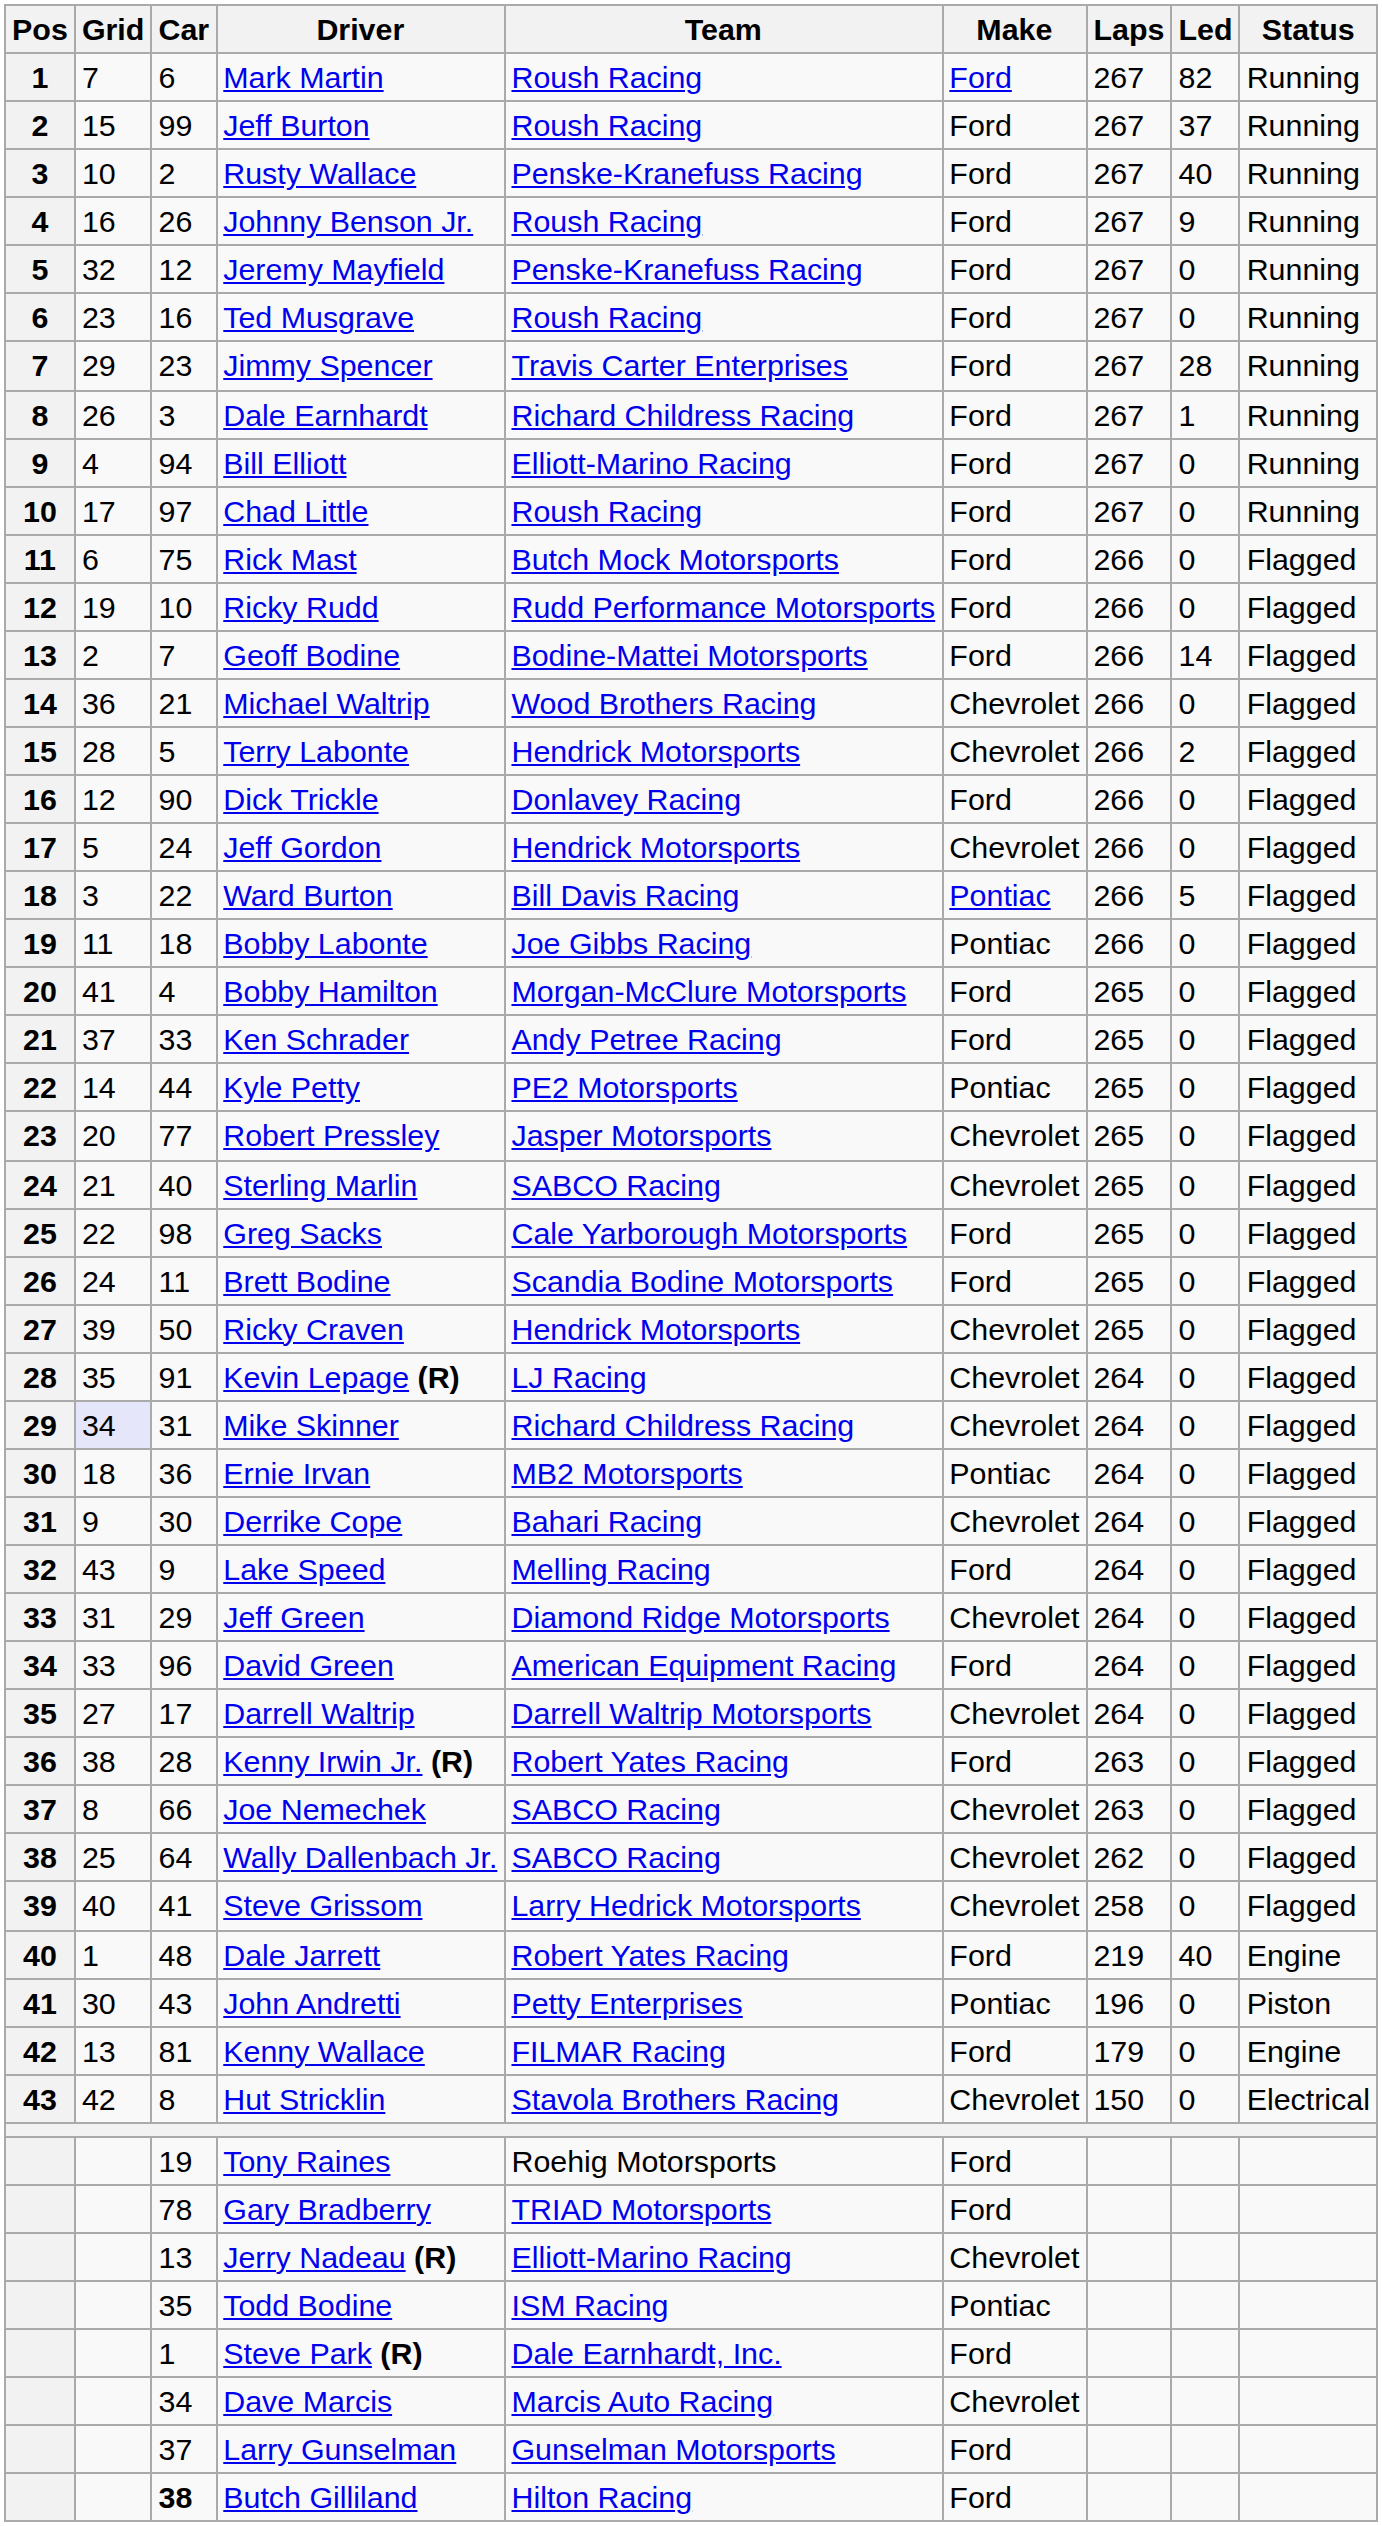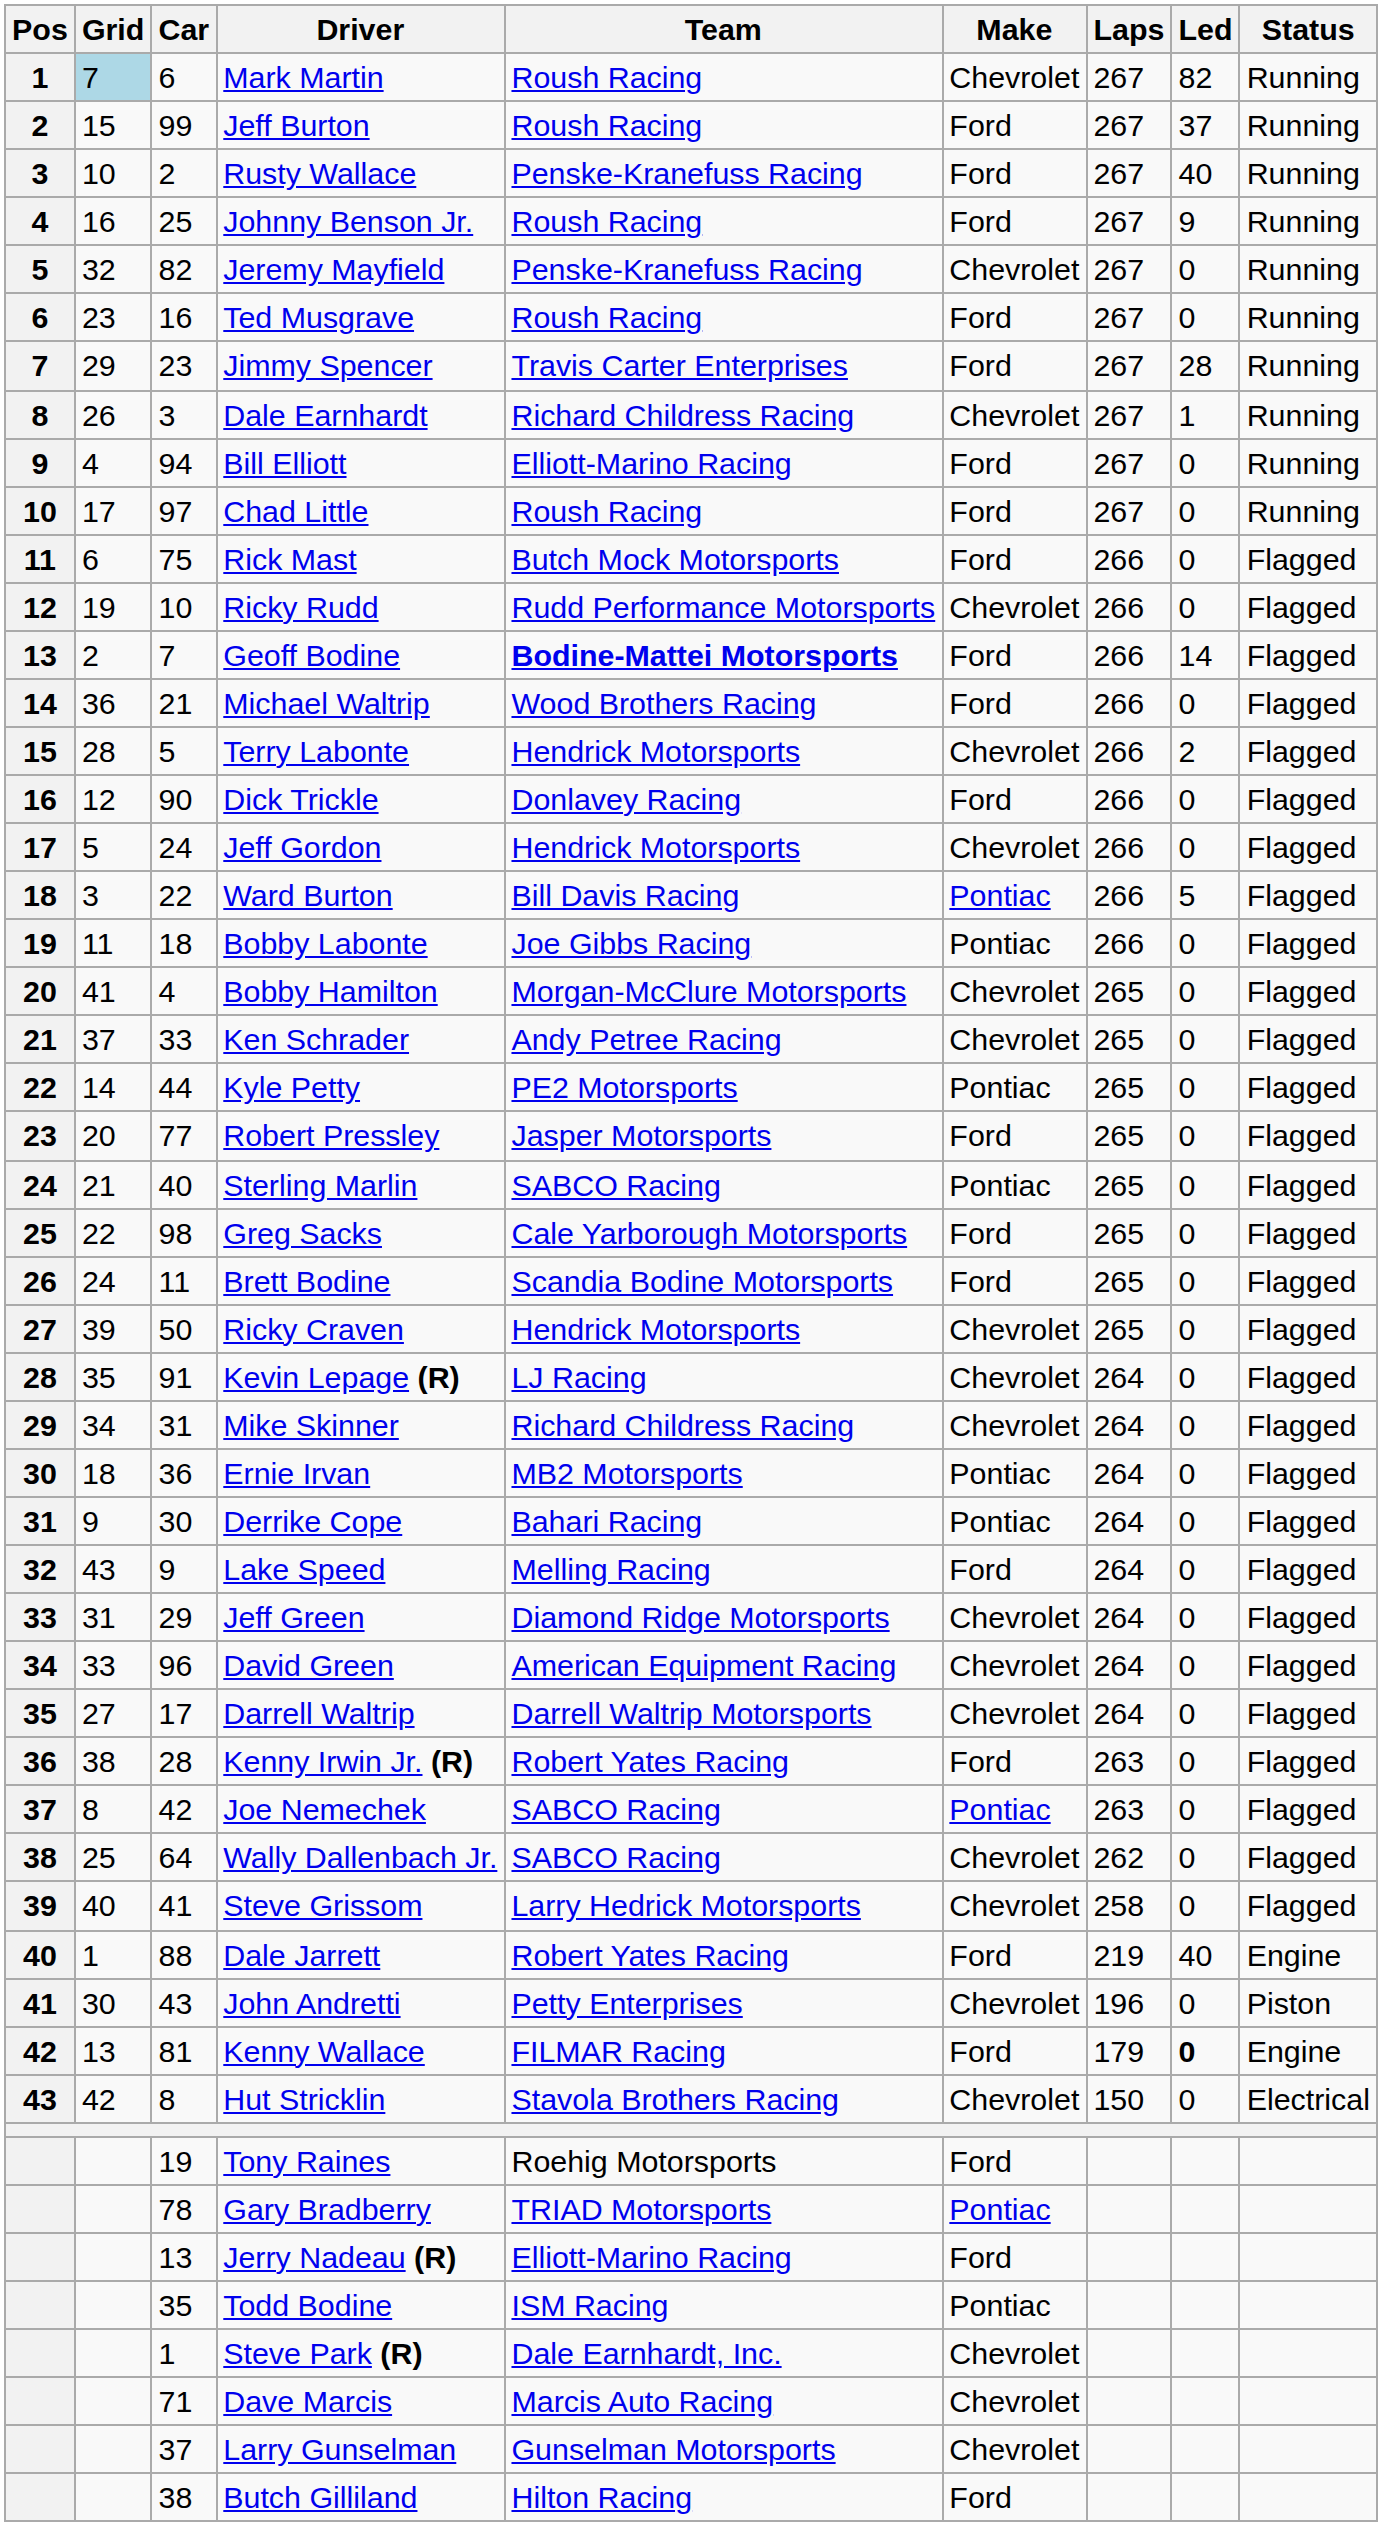(90, 77) no background -> (90, 77) lightblue background
(981, 77) Ford -> (1014, 77) Chevrolet
(175, 222) 26 -> (175, 222) 25
(175, 270) 12 -> (175, 270) 82
(981, 270) Ford -> (1014, 270) Chevrolet
(981, 414) Ford -> (1014, 414) Chevrolet
(981, 607) Ford -> (1014, 607) Chevrolet
(690, 655) normal -> (705, 655) bold
(1014, 703) Chevrolet -> (981, 703) Ford
(981, 992) Ford -> (1014, 992) Chevrolet
(981, 1040) Ford -> (1014, 1040) Chevrolet
(1014, 1136) Chevrolet -> (981, 1136) Ford
(1014, 1184) Chevrolet -> (1000, 1184) Pontiac
(99, 1425) lavender background -> (99, 1425) no background
(1014, 1521) Chevrolet -> (1000, 1521) Pontiac
(981, 1666) Ford -> (1014, 1666) Chevrolet
(175, 1810) 66 -> (175, 1810) 42
(1014, 1810) Chevrolet -> (1000, 1810) Pontiac
(175, 1954) 48 -> (175, 1954) 88
(1000, 2002) Pontiac -> (1014, 2002) Chevrolet
(1187, 2050) normal -> (1187, 2050) bold
(981, 2209) Ford -> (1000, 2209) Pontiac
(1014, 2257) Chevrolet -> (981, 2257) Ford
(981, 2353) Ford -> (1014, 2353) Chevrolet
(175, 2402) 34 -> (175, 2402) 71
(981, 2450) Ford -> (1014, 2450) Chevrolet
(175, 2498) bold -> (175, 2498) normal
